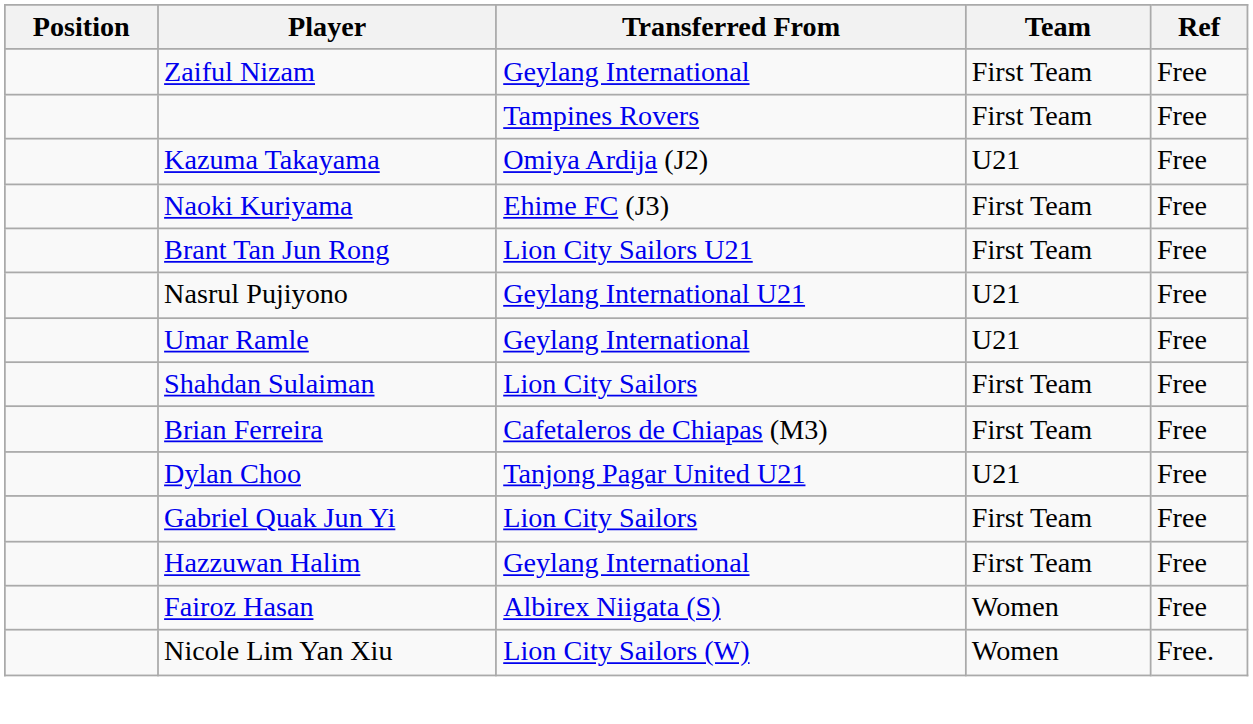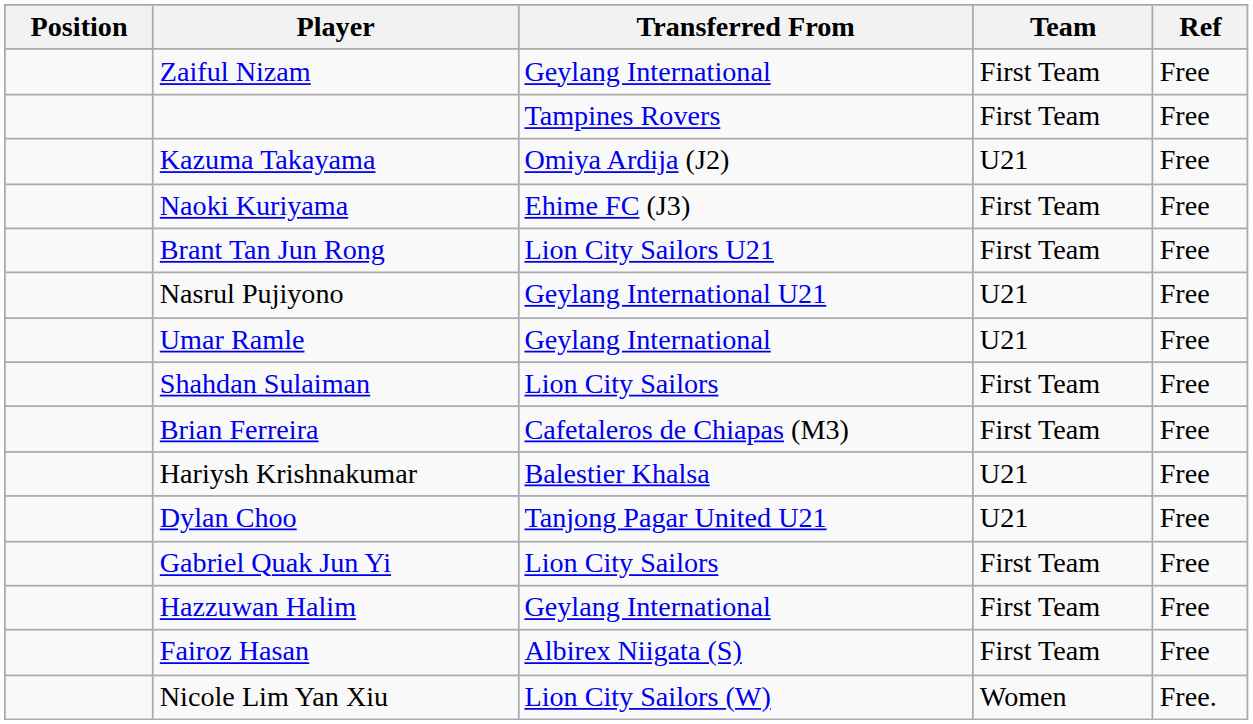+ row: (288, 473)
(1015, 607) Women -> (1040, 652) First Team
